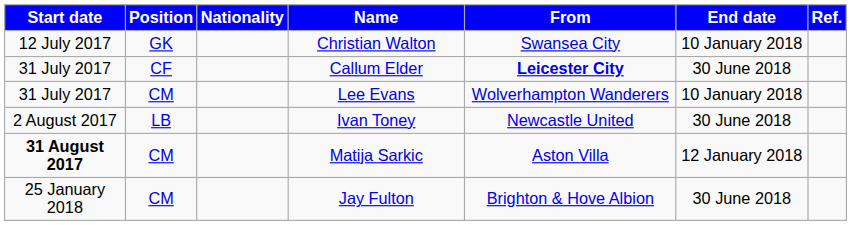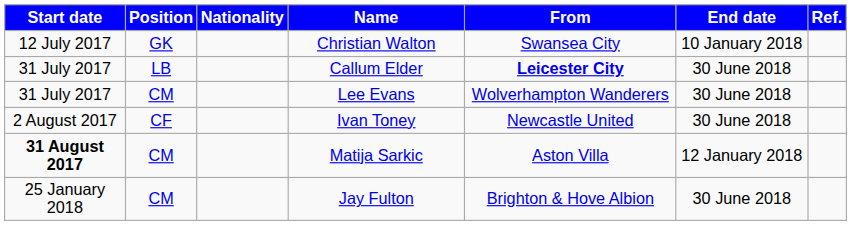(161, 69) CF -> (161, 69) LB
(742, 95) 10 January 2018 -> (742, 95) 30 June 2018
(161, 121) LB -> (161, 121) CF
